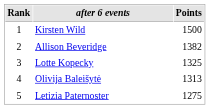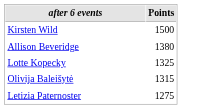- column: (19, 13)
(192, 46) 1382 -> (164, 46) 1380
(192, 79) 1313 -> (164, 79) 1315
